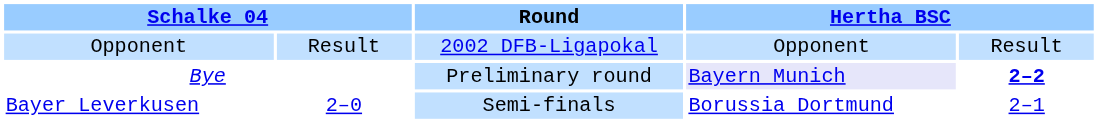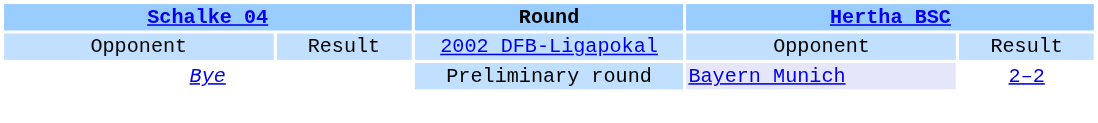(1027, 76) bold -> (1027, 76) normal
- row: (102, 106)
